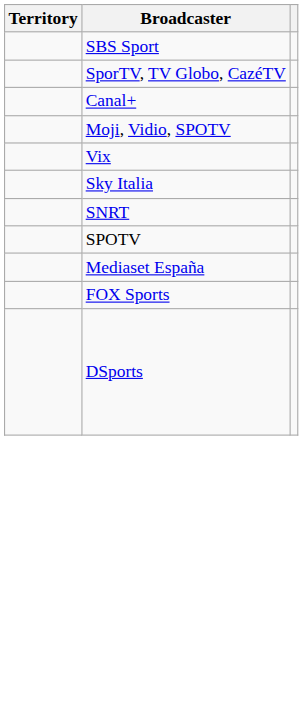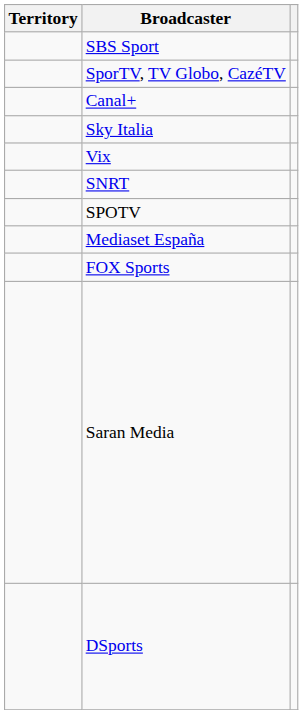- row: (158, 128)
rows swapped: (119, 184) <-> (98, 156)
+ row: (130, 432)
